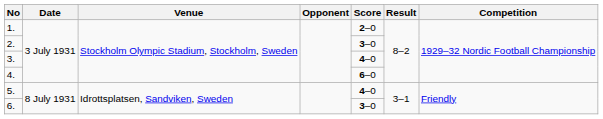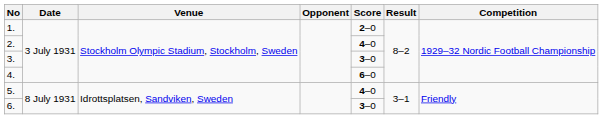(367, 43) 3–0 -> (367, 43) 4–0
(367, 59) 4–0 -> (367, 59) 3–0
